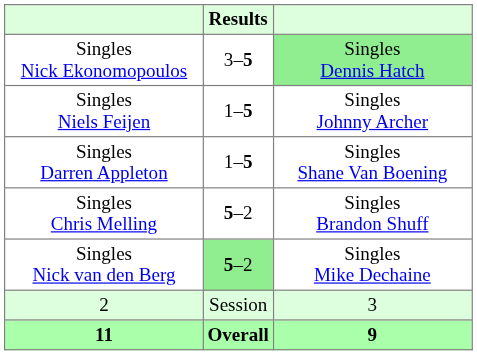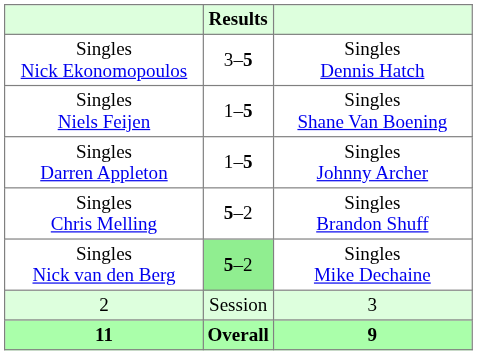(372, 59) lightgreen background -> (372, 59) no background
(372, 111) Singles Johnny Archer -> (372, 111) Singles Shane Van Boening
(372, 162) Singles Shane Van Boening -> (372, 162) Singles Johnny Archer
